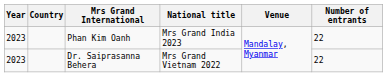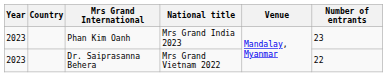(319, 38) 22 -> (319, 38) 23
